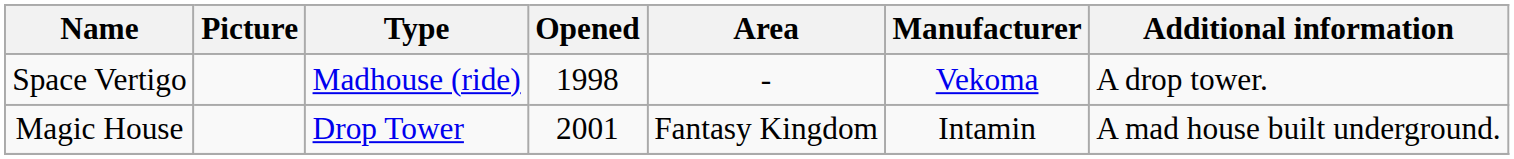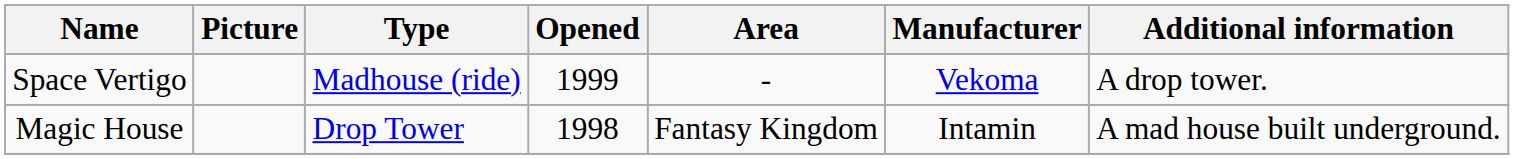(587, 79) 1998 -> (587, 79) 1999
(587, 128) 2001 -> (587, 128) 1998
